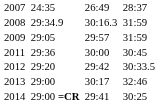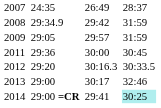(101, 22) 30:16.3 -> (97, 22) 29:42
(97, 67) 29:42 -> (101, 67) 30:16.3
(135, 96) no background -> (135, 96) paleturquoise background
